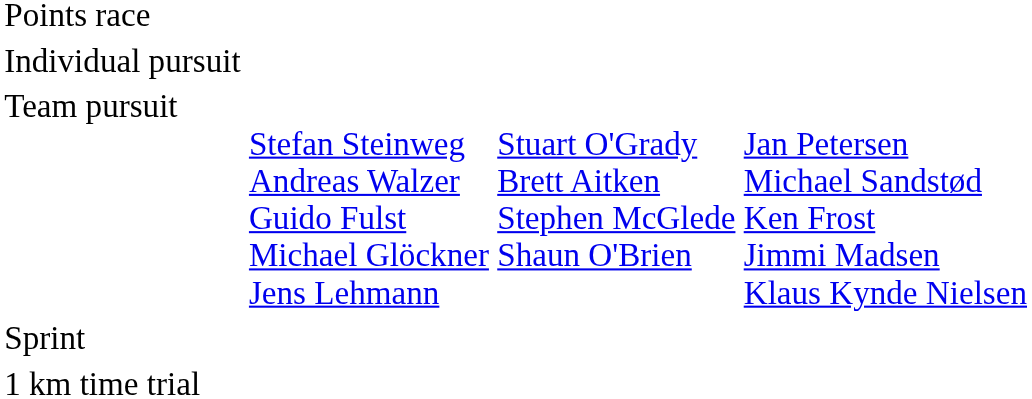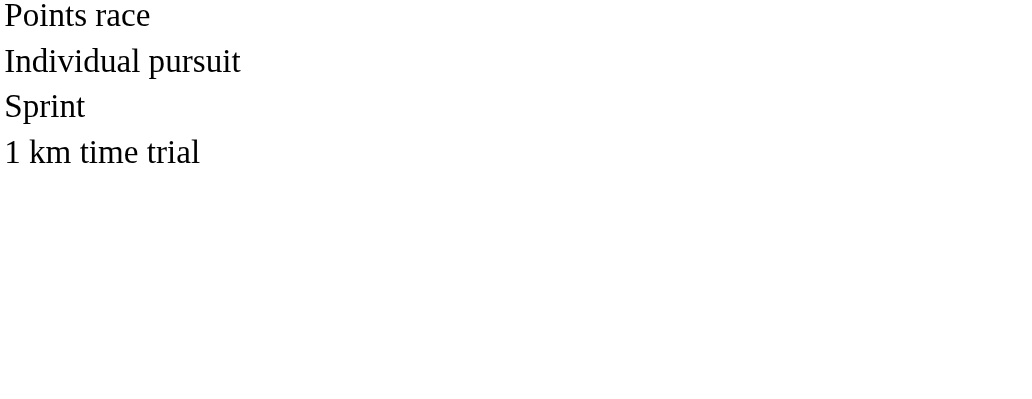- row: (91, 106)
